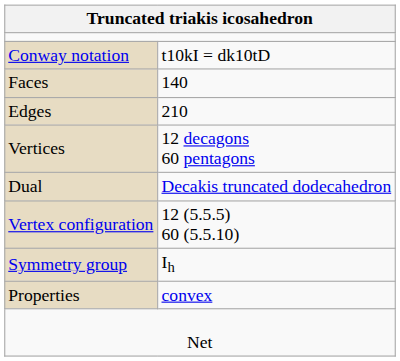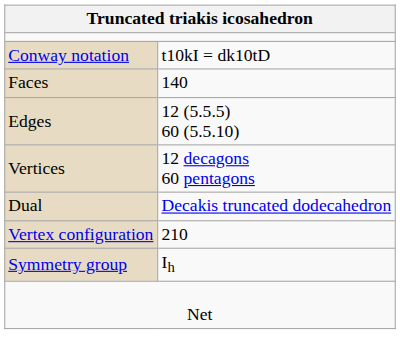(175, 110) 210 -> (200, 120) 12 (5.5.5) 60 (5.5.10)
(200, 224) 12 (5.5.5) 60 (5.5.10) -> (175, 234) 210
- row: (44, 294)
